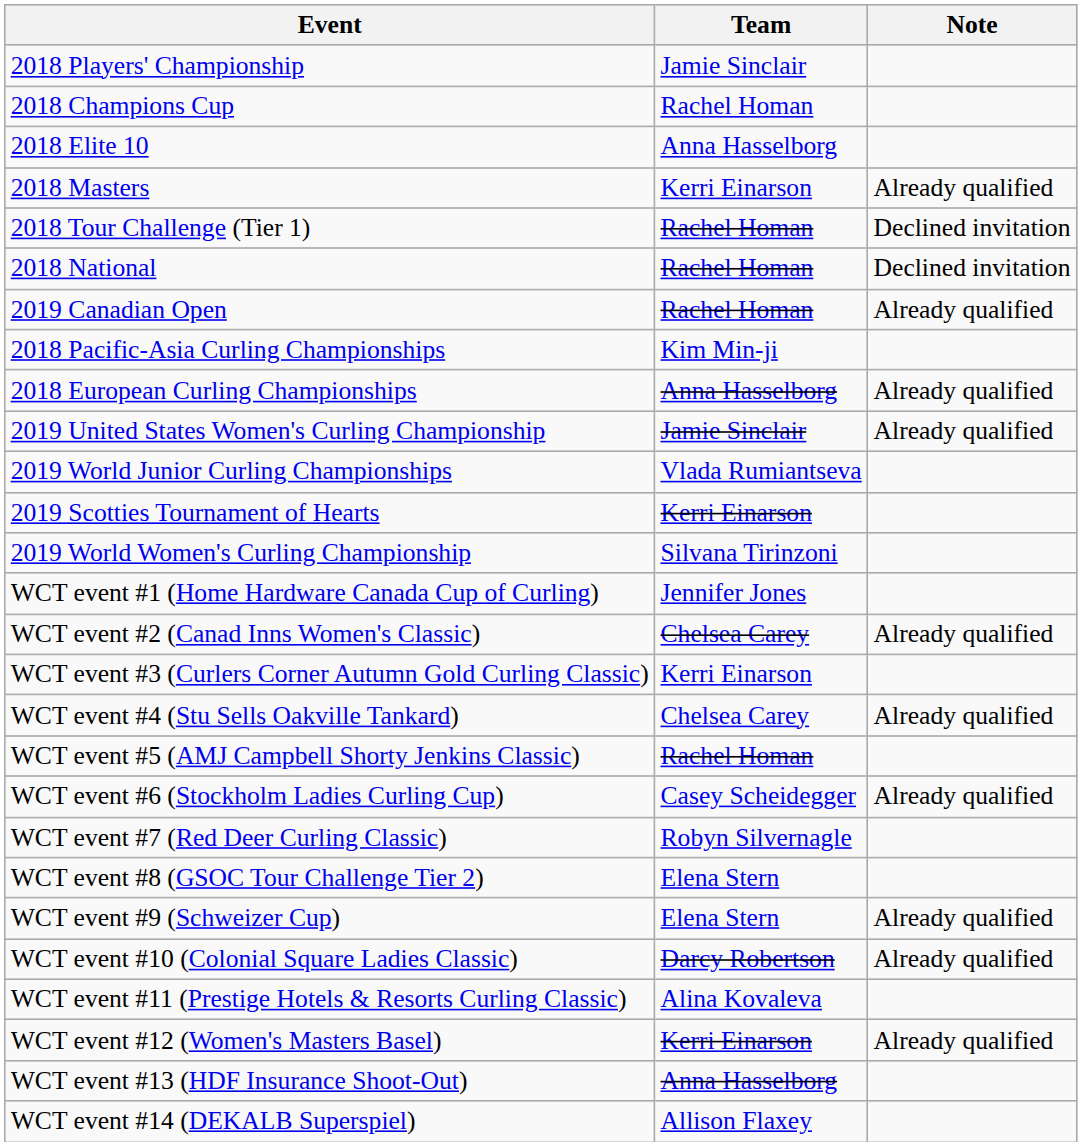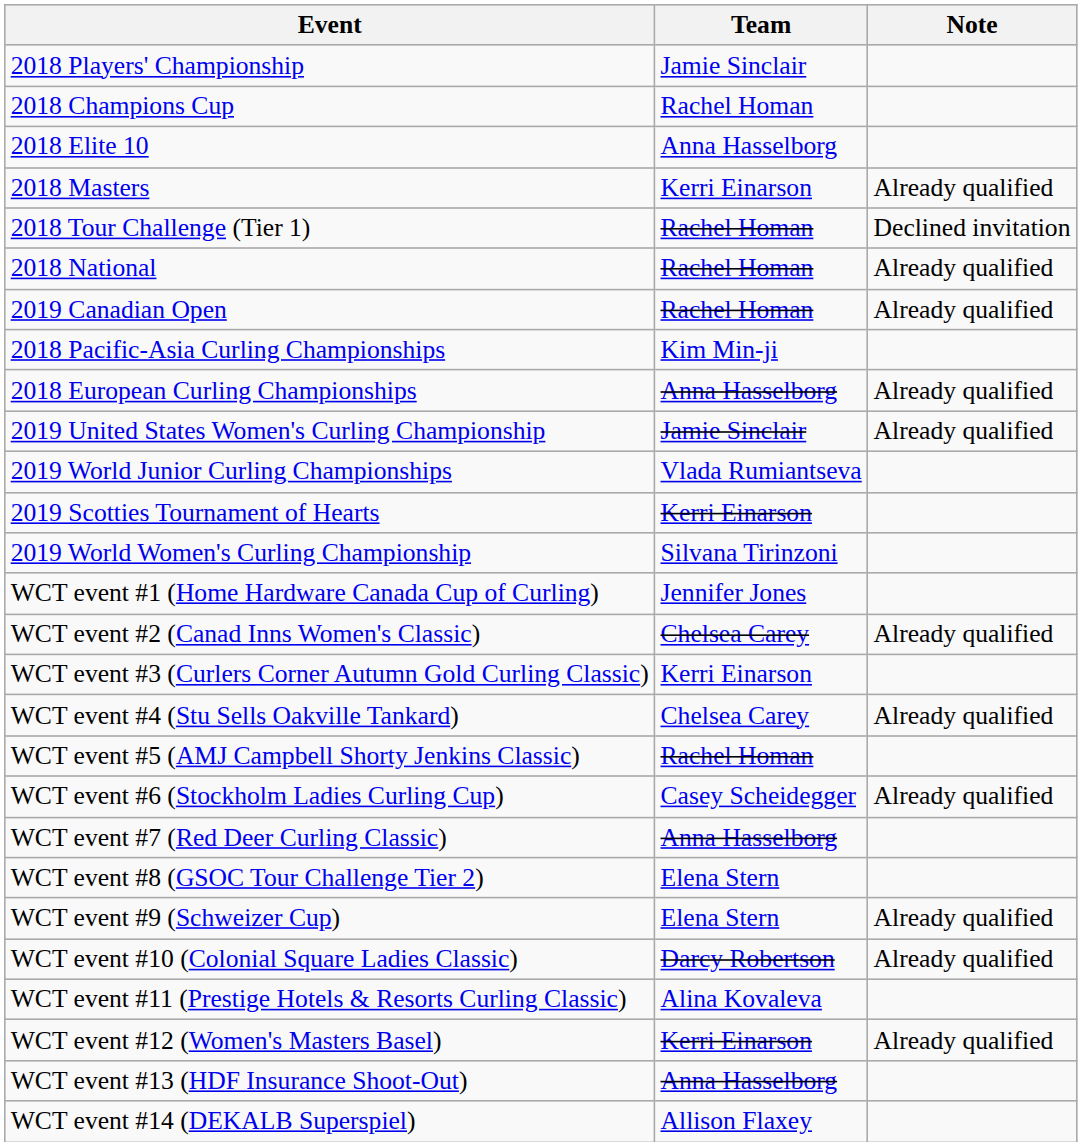(972, 268) Declined invitation -> (963, 268) Already qualified
(756, 836) Robyn Silvernagle -> (749, 836) Anna Hasselborg
